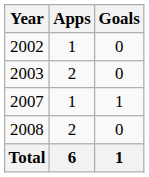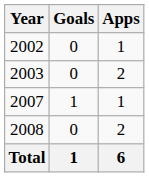columns swapped: (72, 18) <-> (119, 18)
